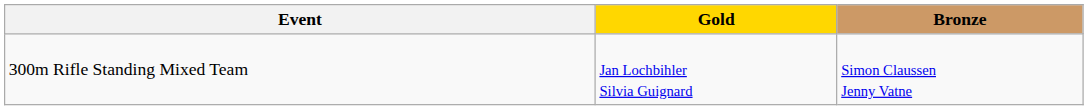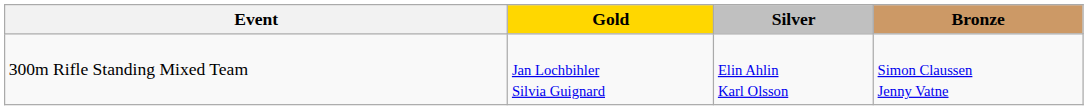+ column: (794, 19)
